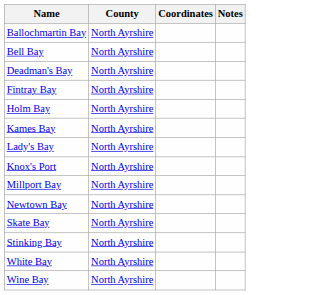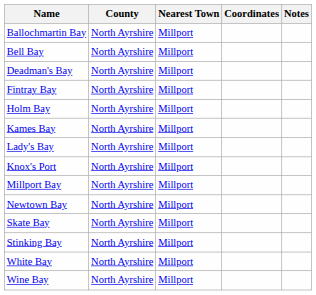+ column: (189, 14)
